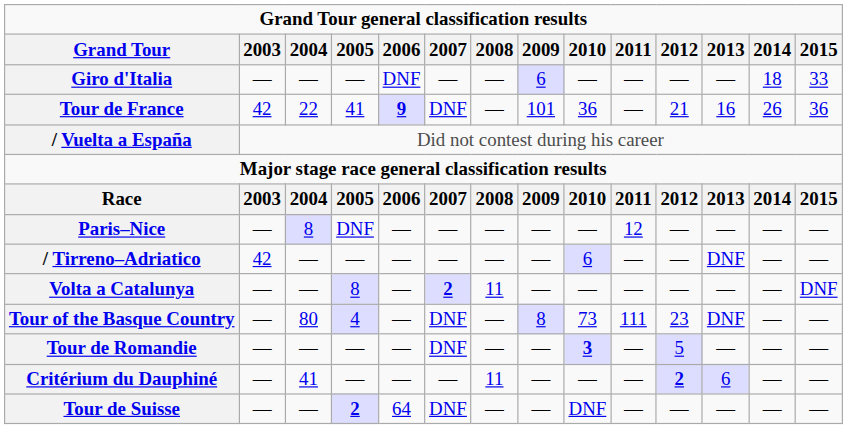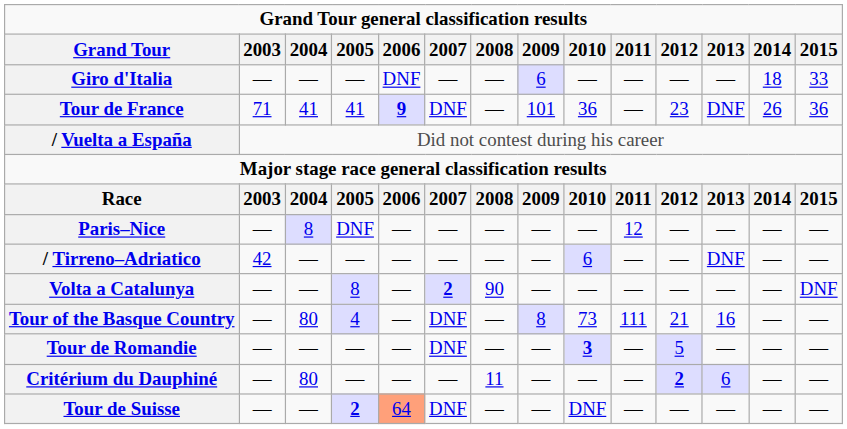(262, 109) 42 -> (262, 109) 71
(309, 109) 22 -> (309, 109) 41
(679, 109) 21 -> (679, 109) 23
(726, 109) 16 -> (726, 109) DNF
(494, 288) 11 -> (494, 288) 90
(679, 318) 23 -> (679, 318) 21
(726, 318) DNF -> (726, 318) 16
(309, 378) 41 -> (309, 378) 80
(401, 408) no background -> (401, 408) lightsalmon background
